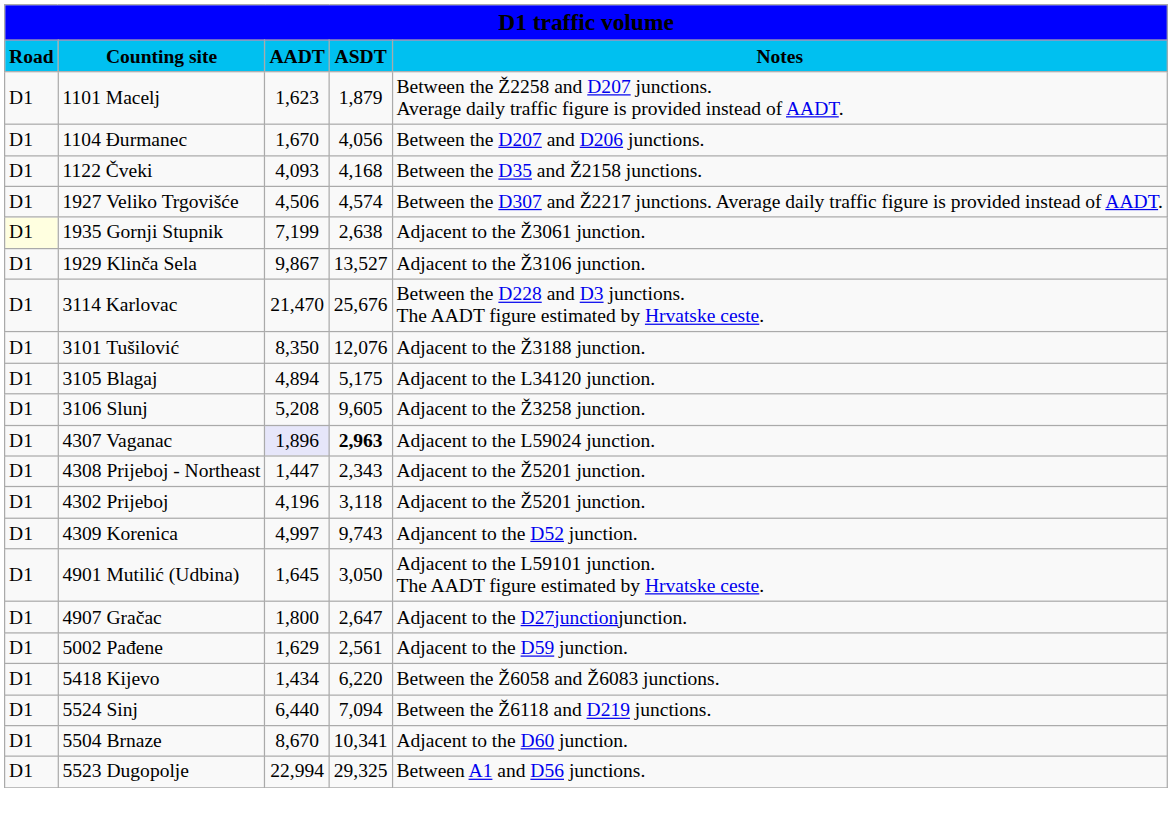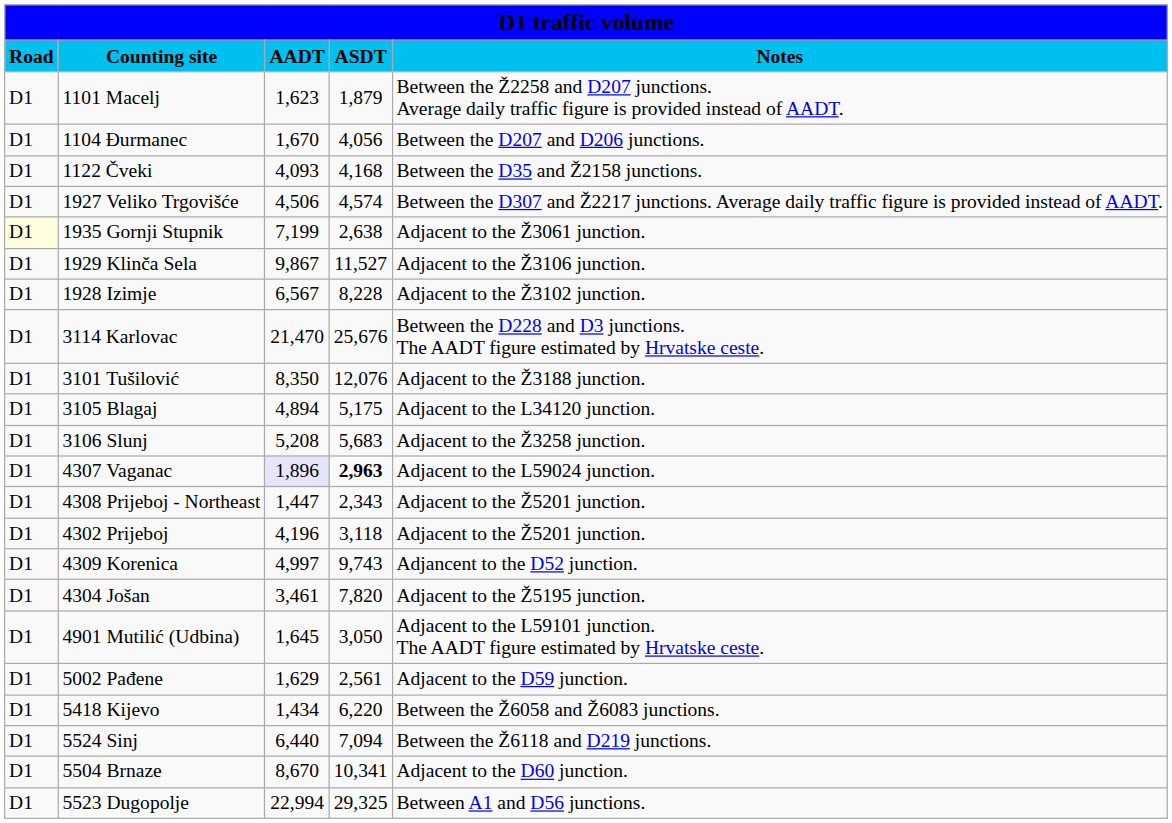(361, 263) 13,527 -> (361, 263) 11,527
+ row: (109, 294)
(361, 409) 9,605 -> (361, 440) 5,683
+ row: (106, 595)
- row: (112, 617)
